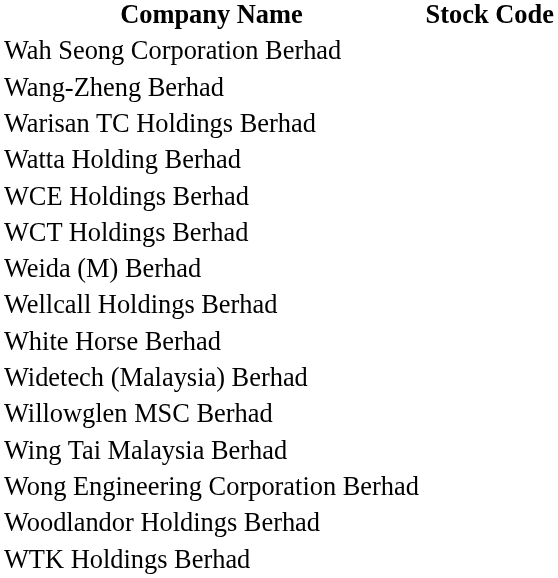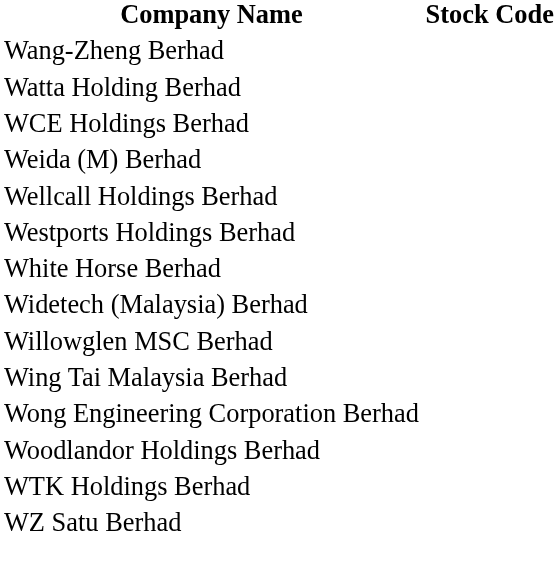- row: (173, 50)
- row: (160, 123)
- row: (126, 232)
+ row: (150, 232)
+ row: (93, 522)
